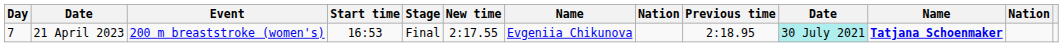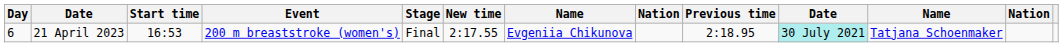columns swapped: (365, 14) <-> (227, 14)
(11, 33) 7 -> (11, 33) 6
(937, 33) bold -> (937, 33) normal
